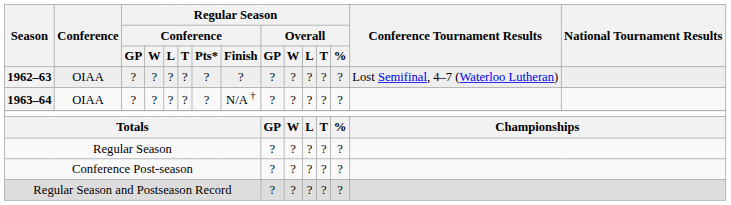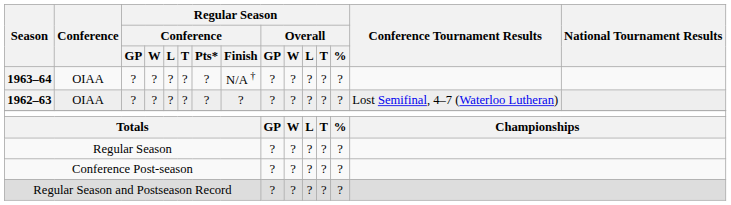rows swapped: (29, 77) <-> (29, 99)
